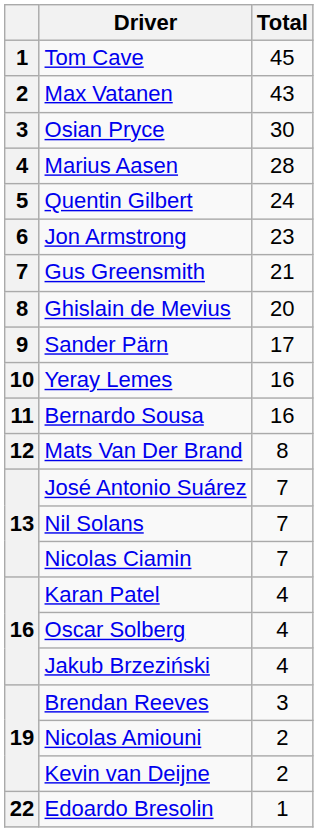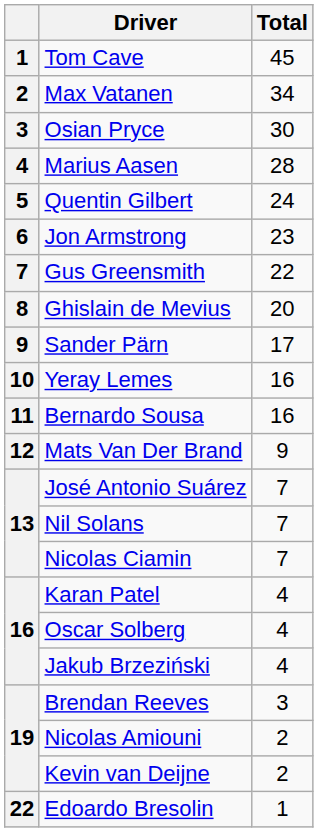(282, 93) 43 -> (282, 93) 34
(282, 272) 21 -> (282, 272) 22
(282, 451) 8 -> (282, 451) 9
